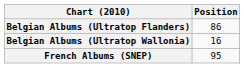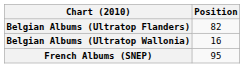(216, 26) 86 -> (216, 26) 82
